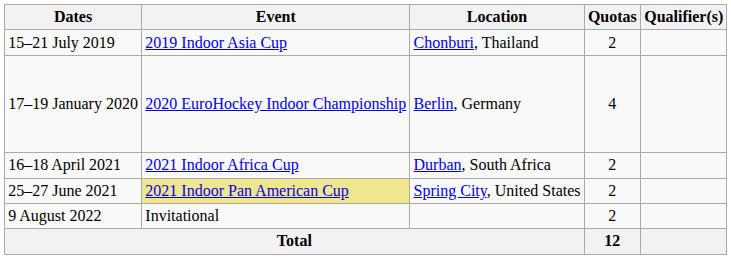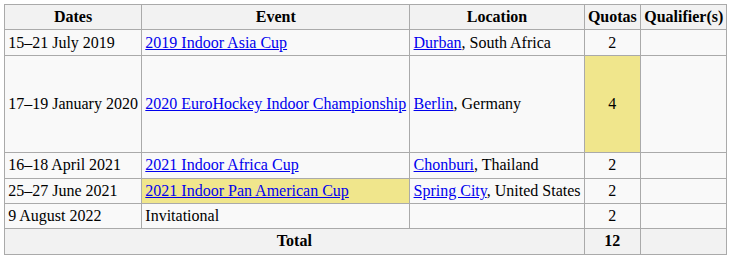(476, 42) Chonburi, Thailand -> (482, 42) Durban, South Africa
(612, 103) no background -> (612, 103) khaki background
(482, 165) Durban, South Africa -> (476, 165) Chonburi, Thailand
